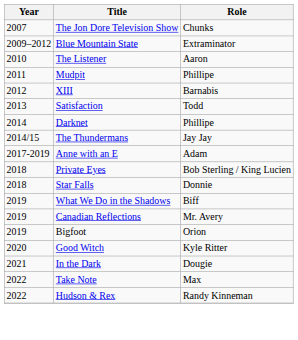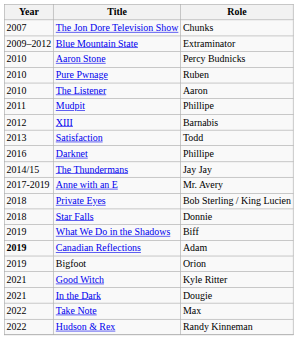+ row: (81, 59)
+ row: (82, 75)
(17, 122) 2014 -> (17, 153) 2016
(195, 153) Adam -> (203, 185) Mr. Avery
(17, 216) normal -> (17, 248) bold
(203, 216) Mr. Avery -> (195, 248) Adam
(17, 248) 2020 -> (17, 279) 2021
